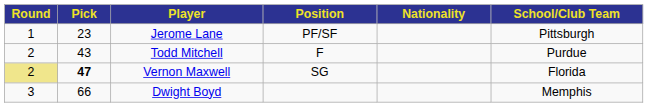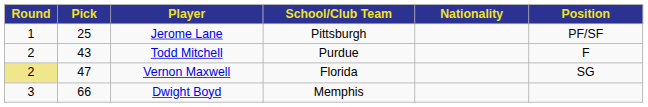columns swapped: (320, 14) <-> (567, 14)
(84, 33) 23 -> (84, 33) 25
(84, 72) bold -> (84, 72) normal
